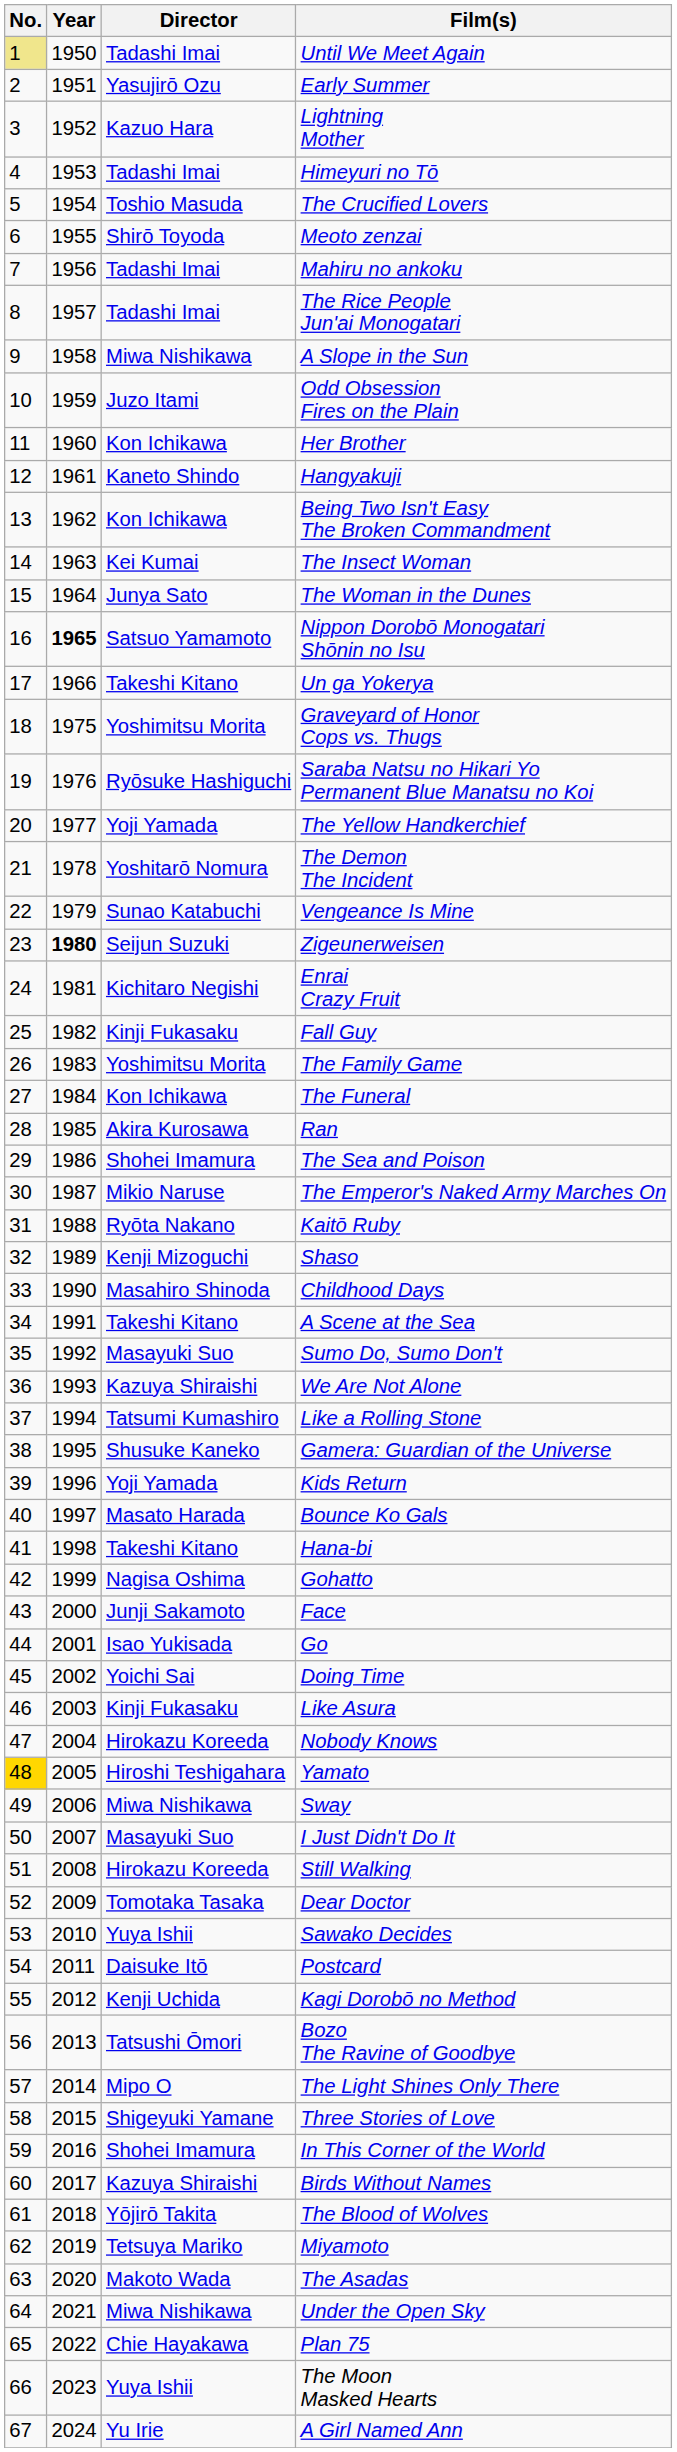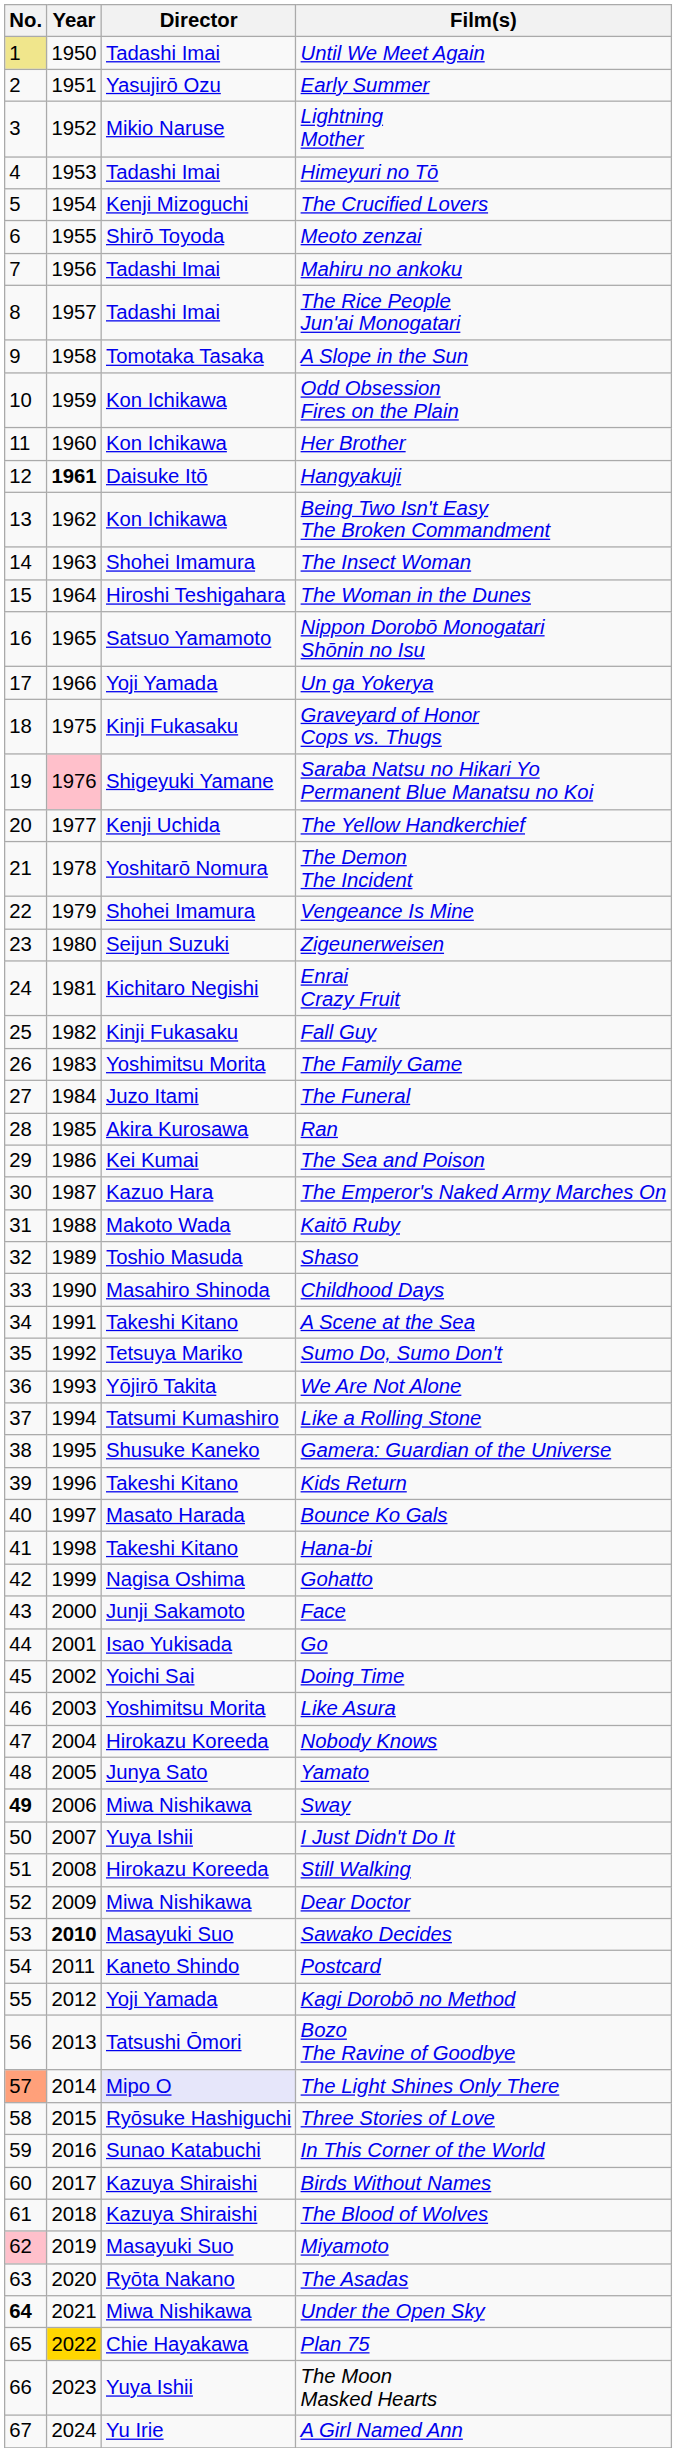(160, 128) Kazuo Hara -> (165, 128) Mikio Naruse
(174, 204) Toshio Masuda -> (177, 204) Kenji Mizoguchi
(179, 356) Miwa Nishikawa -> (185, 356) Tomotaka Tasaka
(152, 400) Juzo Itami -> (166, 400) Kon Ichikawa
(74, 475) normal -> (74, 475) bold
(173, 475) Kaneto Shindo -> (157, 475) Daisuke Itō
(152, 563) Kei Kumai -> (181, 563) Shohei Imamura
(157, 595) Junya Sato -> (196, 595) Hiroshi Teshigahara
(74, 639) bold -> (74, 639) normal
(172, 682) Takeshi Kitano -> (162, 682) Yoji Yamada
(186, 726) Yoshimitsu Morita -> (172, 726) Kinji Fukasaku
(74, 781) no background -> (74, 781) pink background
(199, 781) Ryōsuke Hashiguchi -> (190, 781) Shigeyuki Yamane
(162, 825) Yoji Yamada -> (163, 825) Kenji Uchida
(183, 912) Sunao Katabuchi -> (181, 912) Shohei Imamura
(74, 944) bold -> (74, 944) normal
(166, 1096) Kon Ichikawa -> (152, 1096) Juzo Itami
(181, 1160) Shohei Imamura -> (152, 1160) Kei Kumai
(165, 1193) Mikio Naruse -> (160, 1193) Kazuo Hara
(170, 1225) Ryōta Nakano -> (168, 1225) Makoto Wada
(177, 1257) Kenji Mizoguchi -> (174, 1257) Toshio Masuda
(170, 1354) Masayuki Suo -> (174, 1354) Tetsuya Mariko
(182, 1386) Kazuya Shiraishi -> (161, 1386) Yōjirō Takita
(162, 1483) Yoji Yamada -> (172, 1483) Takeshi Kitano
(172, 1708) Kinji Fukasaku -> (186, 1708) Yoshimitsu Morita
(21, 1773) gold background -> (21, 1773) no background
(196, 1773) Hiroshi Teshigahara -> (157, 1773) Junya Sato
(21, 1805) normal -> (21, 1805) bold
(170, 1837) Masayuki Suo -> (149, 1837) Yuya Ishii
(185, 1902) Tomotaka Tasaka -> (179, 1902) Miwa Nishikawa
(74, 1934) normal -> (74, 1934) bold
(149, 1934) Yuya Ishii -> (170, 1934) Masayuki Suo
(157, 1966) Daisuke Itō -> (173, 1966) Kaneto Shindo
(163, 1998) Kenji Uchida -> (162, 1998) Yoji Yamada
(21, 2086) no background -> (21, 2086) lightsalmon background
(139, 2086) no background -> (139, 2086) lavender background
(190, 2118) Shigeyuki Yamane -> (199, 2118) Ryōsuke Hashiguchi
(181, 2150) Shohei Imamura -> (183, 2150) Sunao Katabuchi
(161, 2215) Yōjirō Takita -> (182, 2215) Kazuya Shiraishi
(21, 2247) no background -> (21, 2247) pink background
(174, 2247) Tetsuya Mariko -> (170, 2247) Masayuki Suo
(168, 2279) Makoto Wada -> (170, 2279) Ryōta Nakano
(21, 2311) normal -> (21, 2311) bold
(74, 2343) no background -> (74, 2343) gold background
